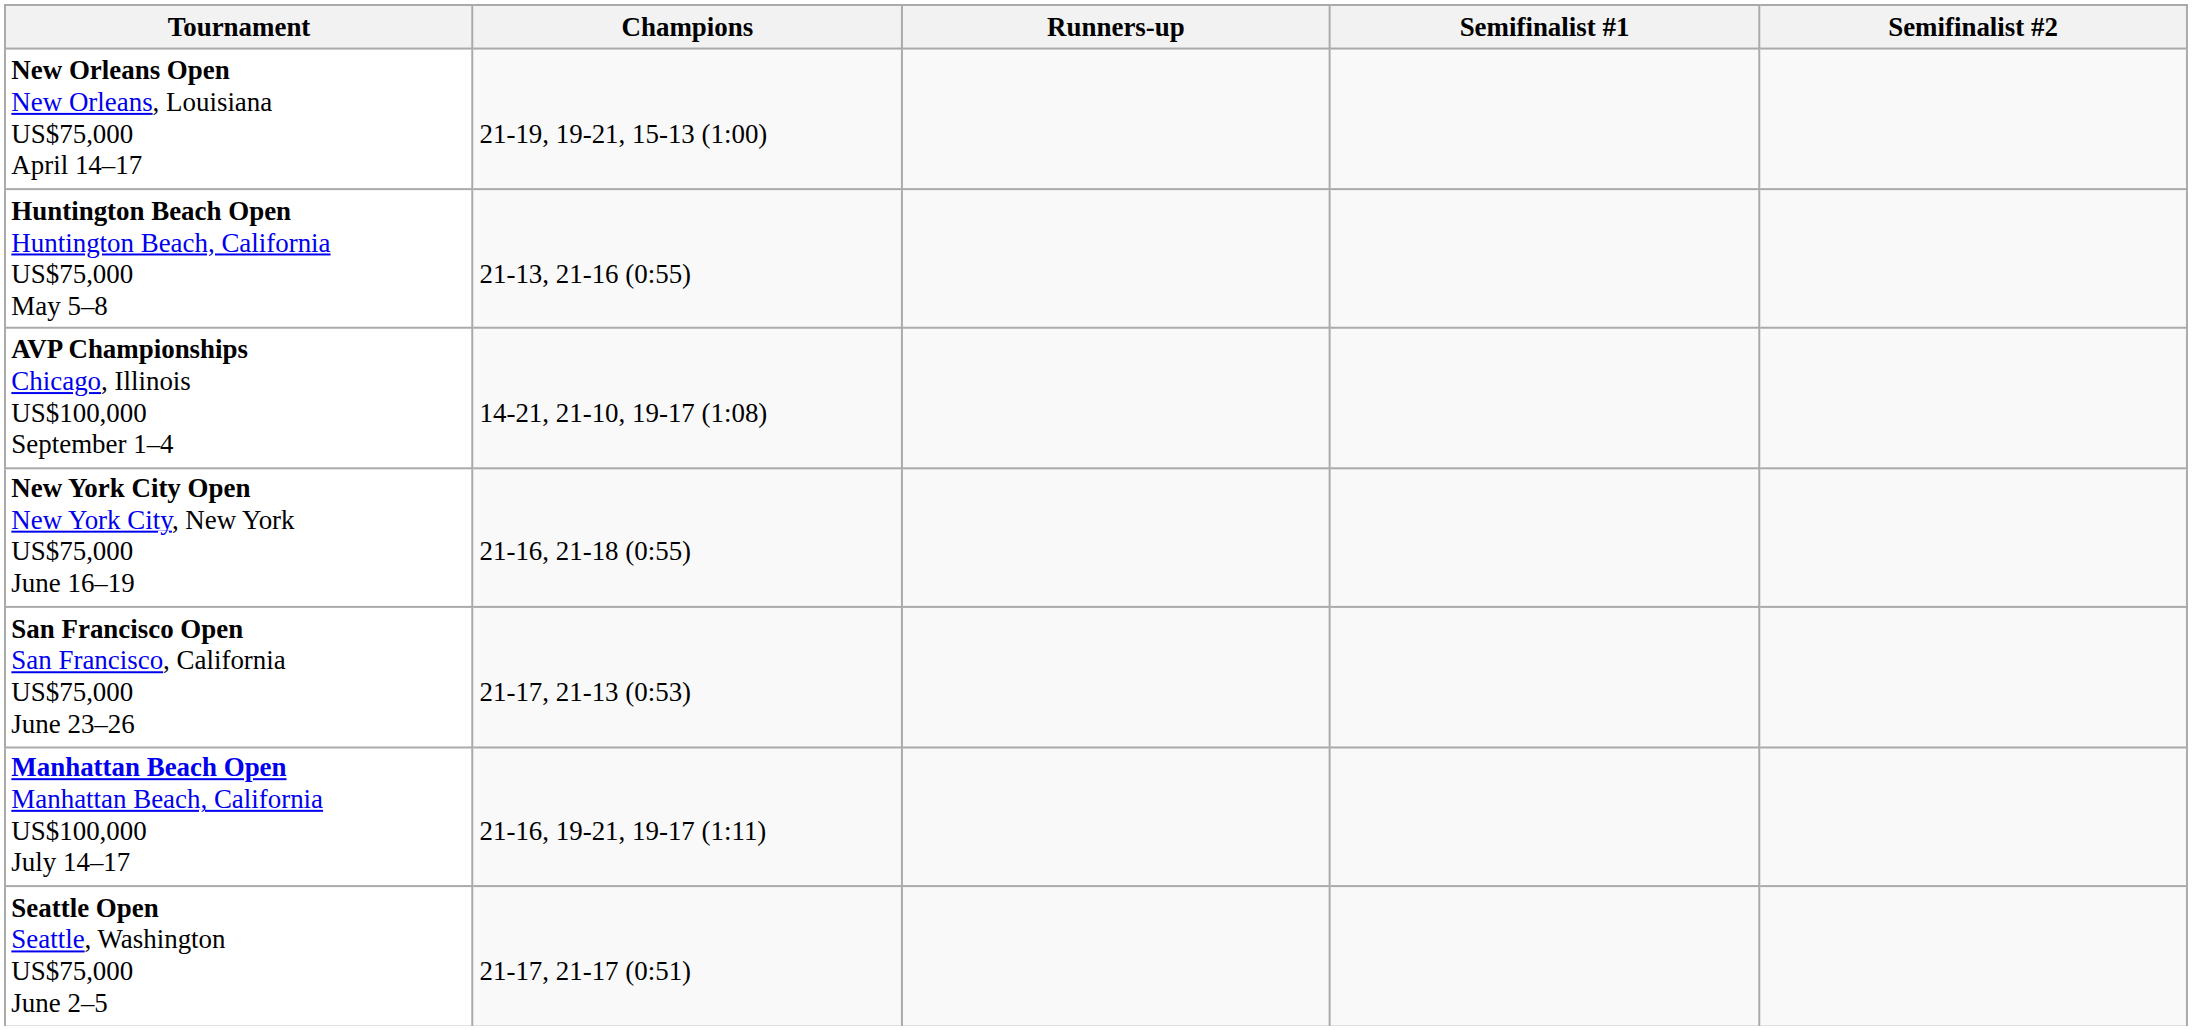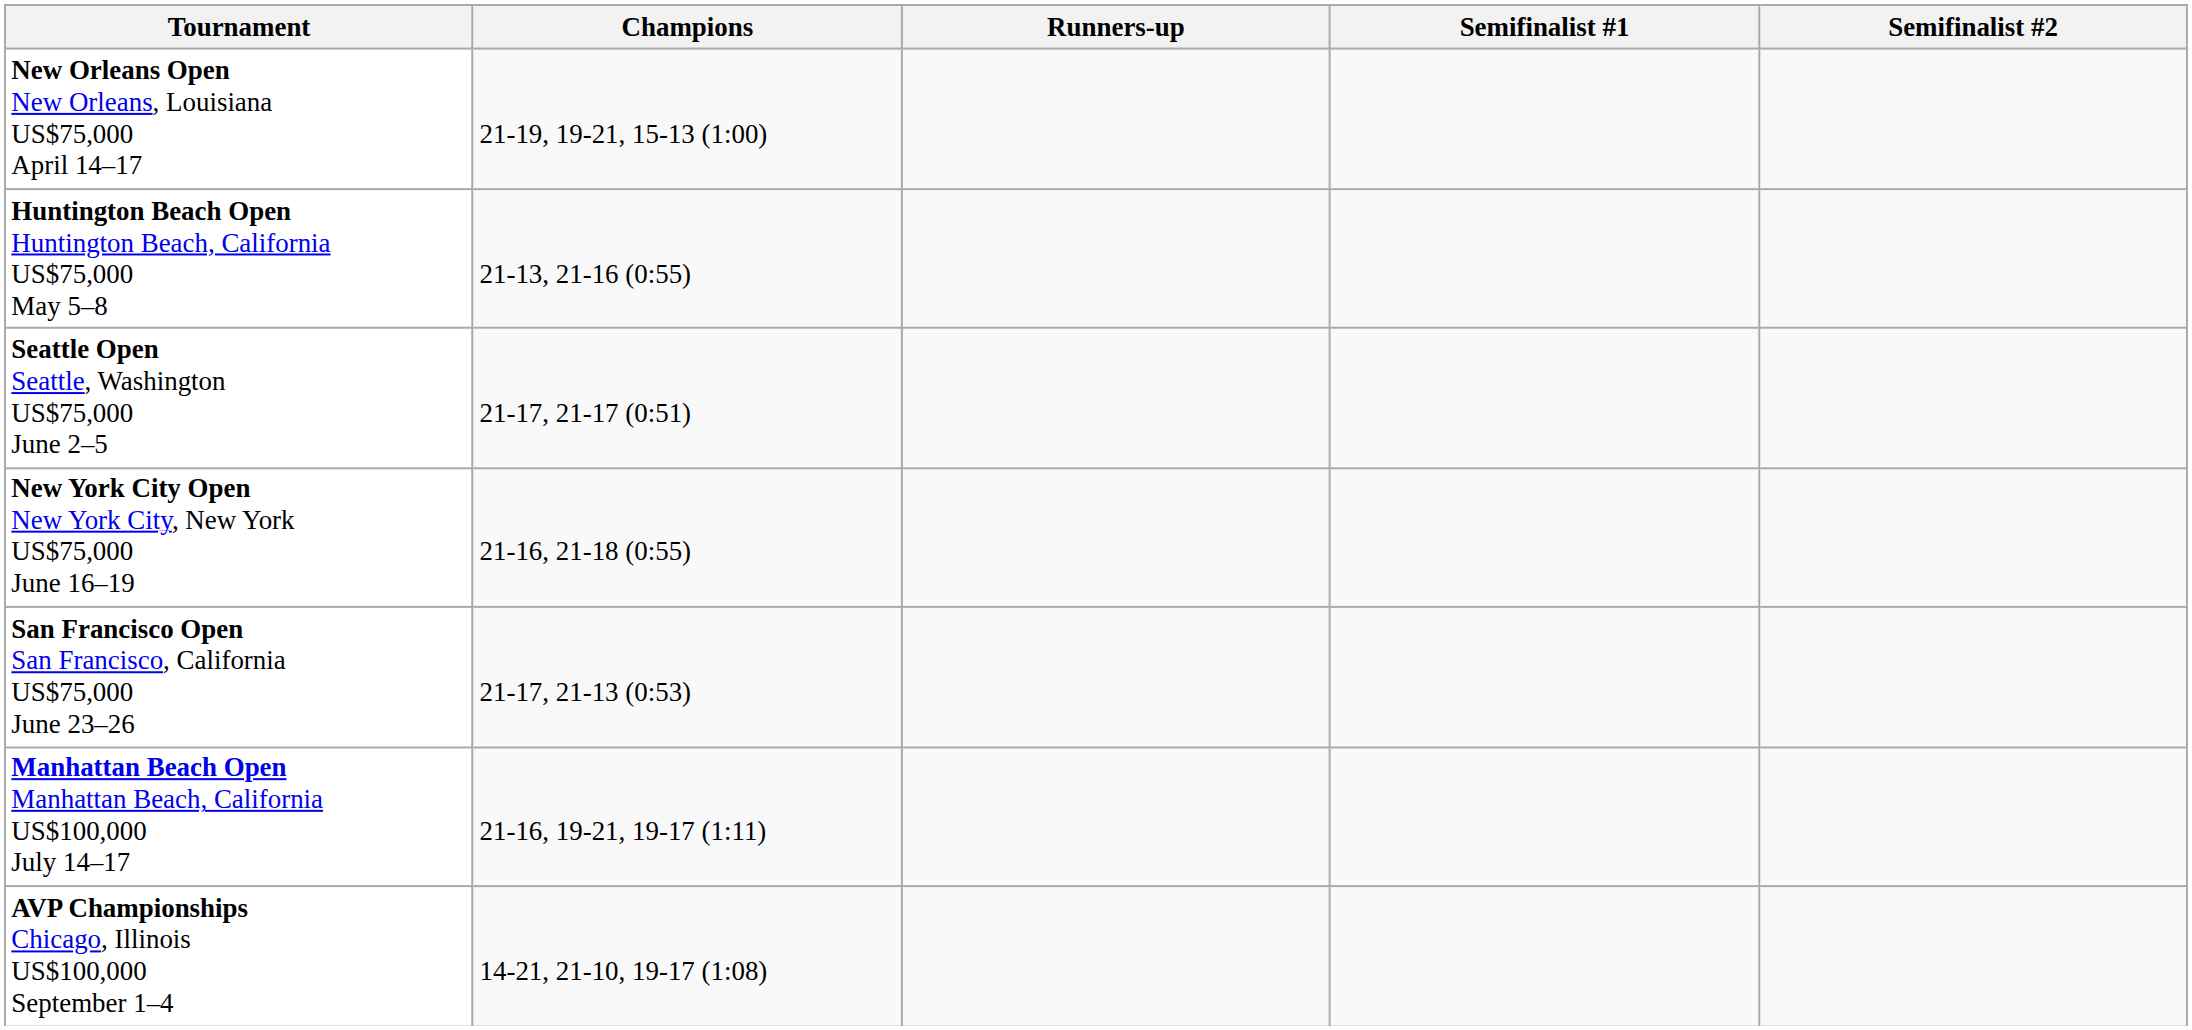rows swapped: (118, 955) <-> (130, 397)
